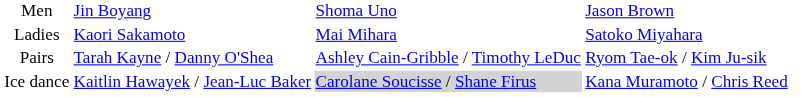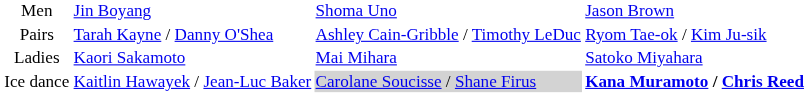rows swapped: (37, 34) <-> (37, 57)
(686, 81) normal -> (695, 81) bold
